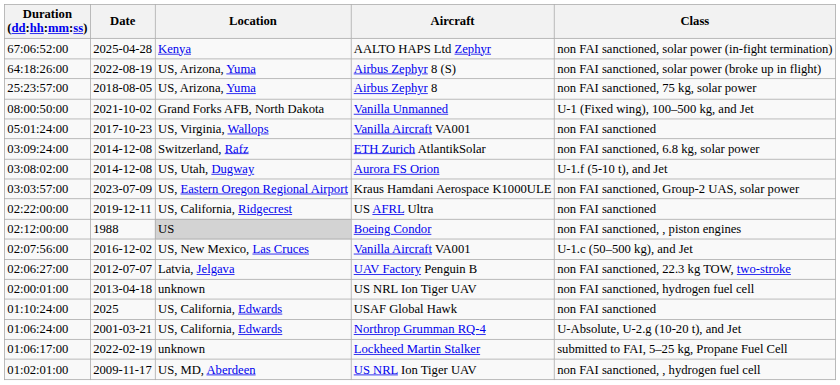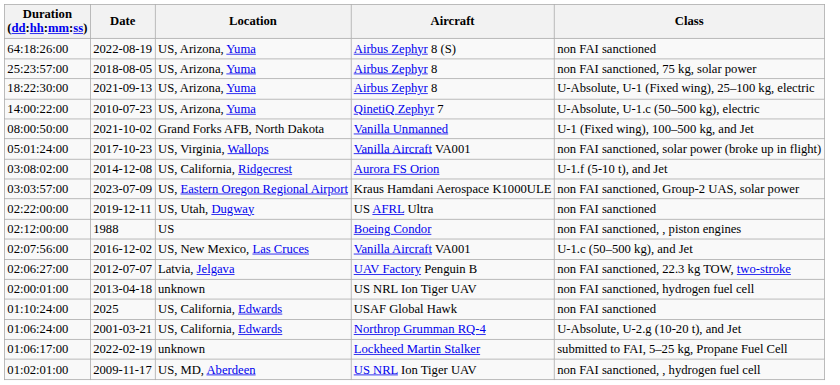- row: (38, 48)
(689, 68) non FAI sanctioned, solar power (broke up in flight) -> (607, 48) non FAI sanctioned
+ row: (38, 88)
+ row: (38, 108)
(607, 128) non FAI sanctioned -> (689, 149) non FAI sanctioned, solar power (broke up in flight)
- row: (38, 149)
(206, 169) US, Utah, Dugway -> (225, 169) US, California, Ridgecrest
(225, 209) US, California, Ridgecrest -> (206, 209) US, Utah, Dugway
(166, 229) lightgrey background -> (166, 229) no background
